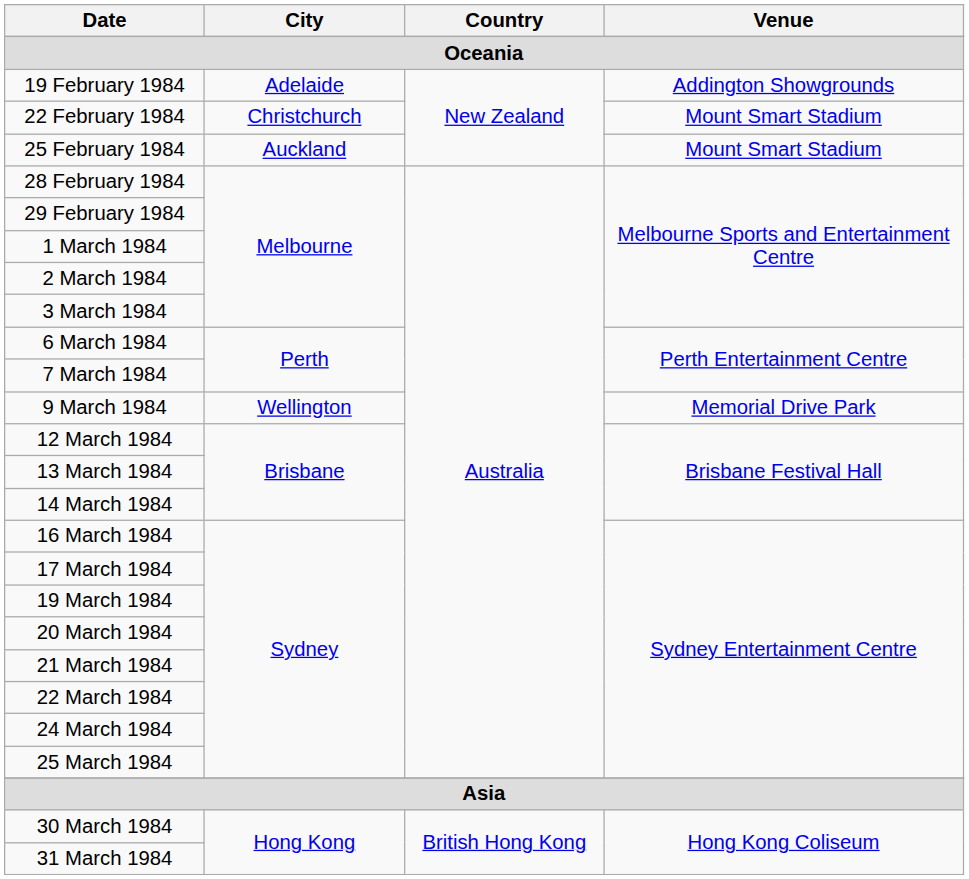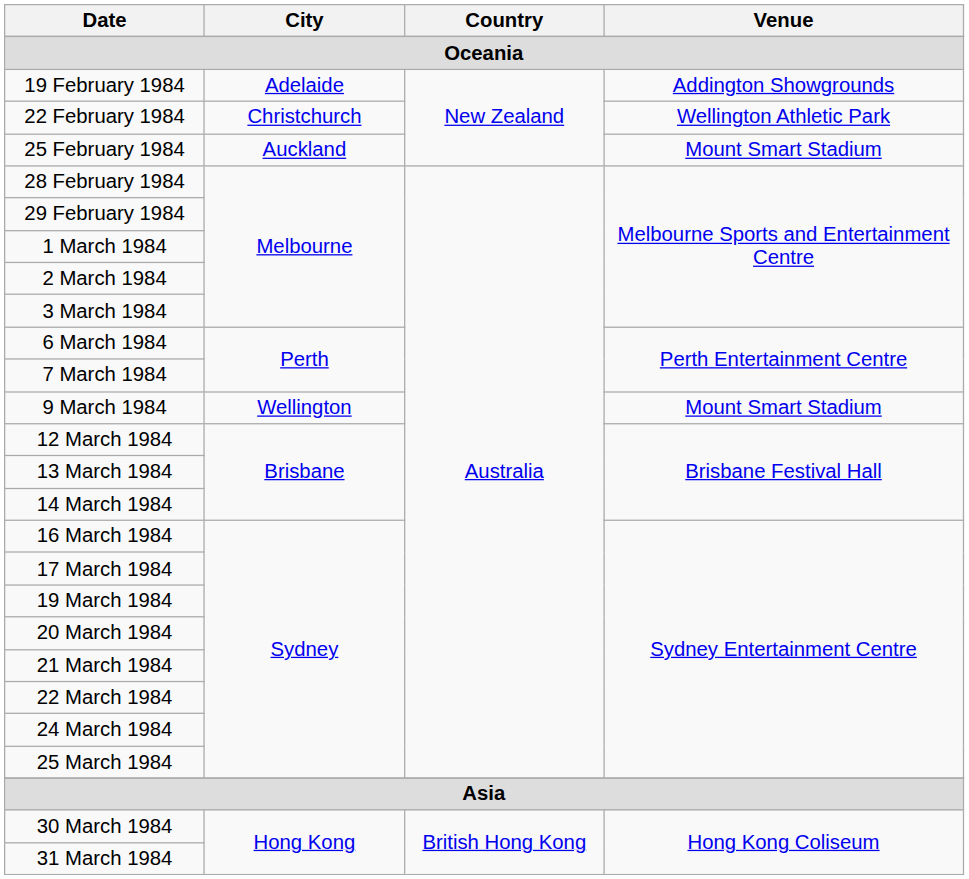(784, 117) Mount Smart Stadium -> (784, 117) Wellington Athletic Park
(784, 407) Memorial Drive Park -> (784, 407) Mount Smart Stadium
